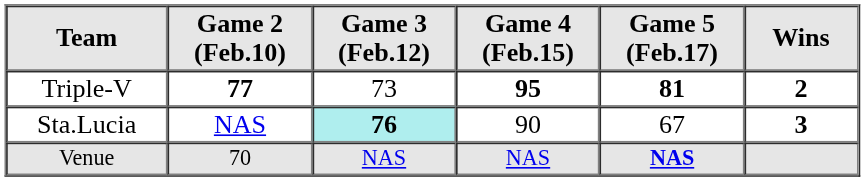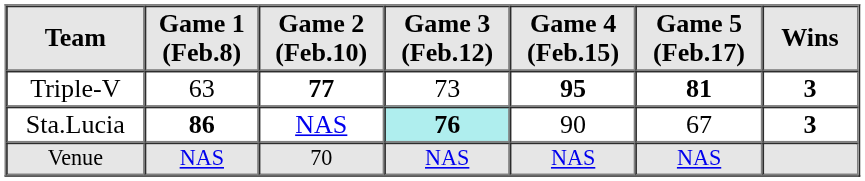+ column: (202, 37)
(801, 88) 2 -> (810, 88) 3
(672, 158) bold -> (699, 158) normal
